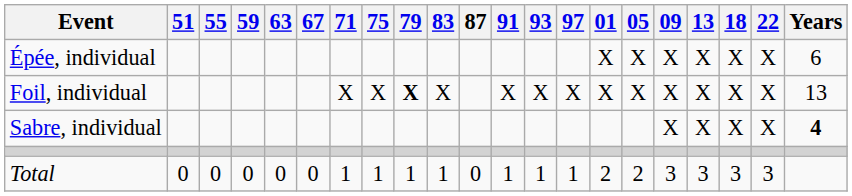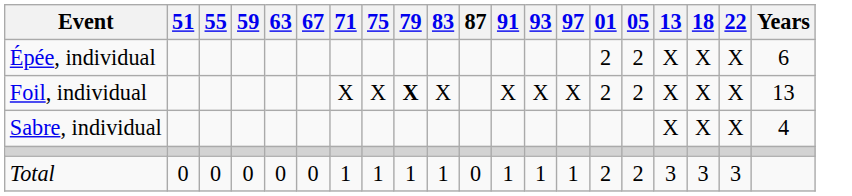- column: (671, 22)
(606, 57) X -> (606, 57) 2
(638, 57) X -> (638, 57) 2
(606, 92) X -> (606, 92) 2
(638, 92) X -> (638, 92) 2
(816, 127) bold -> (783, 127) normal
